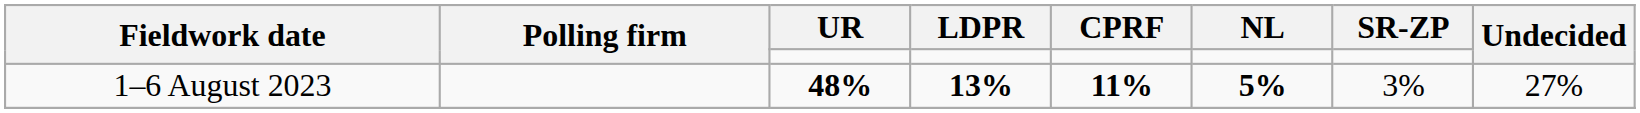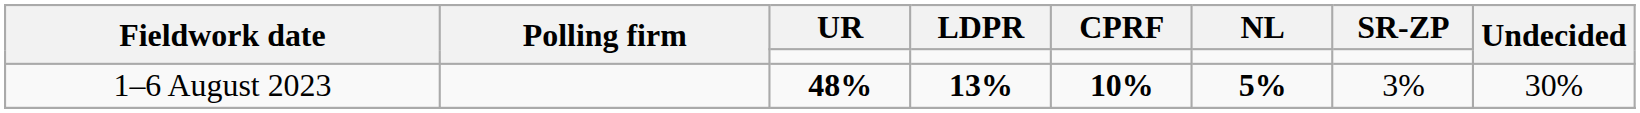(1122, 85) 11% -> (1122, 85) 10%
(1554, 85) 27% -> (1554, 85) 30%
